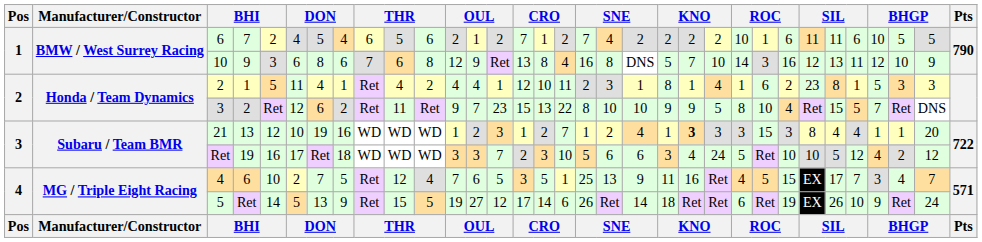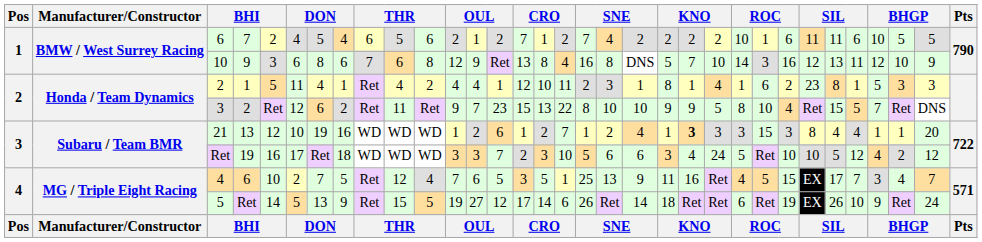(500, 132) 3 -> (500, 132) 6
